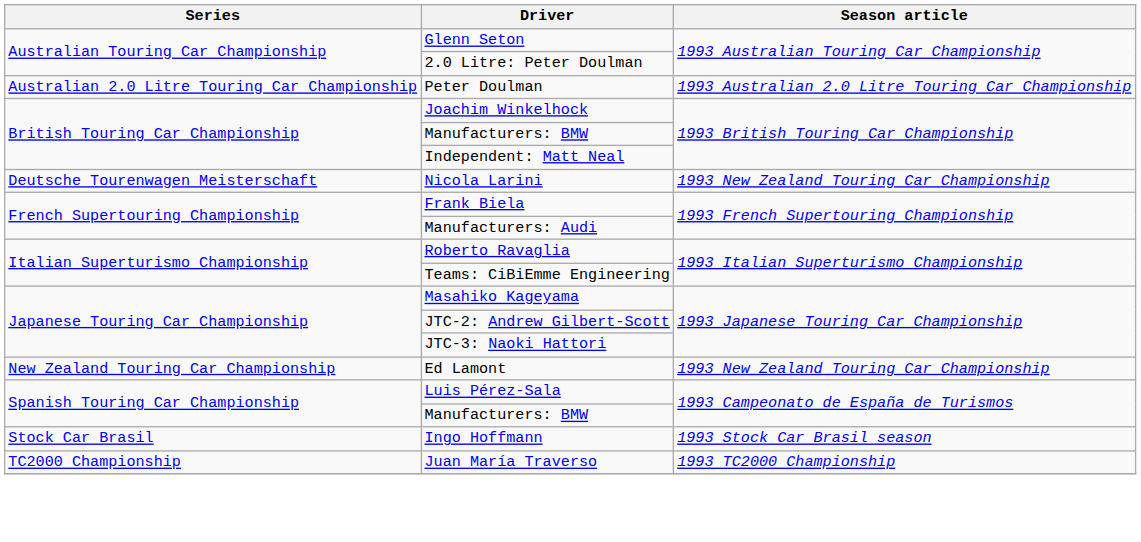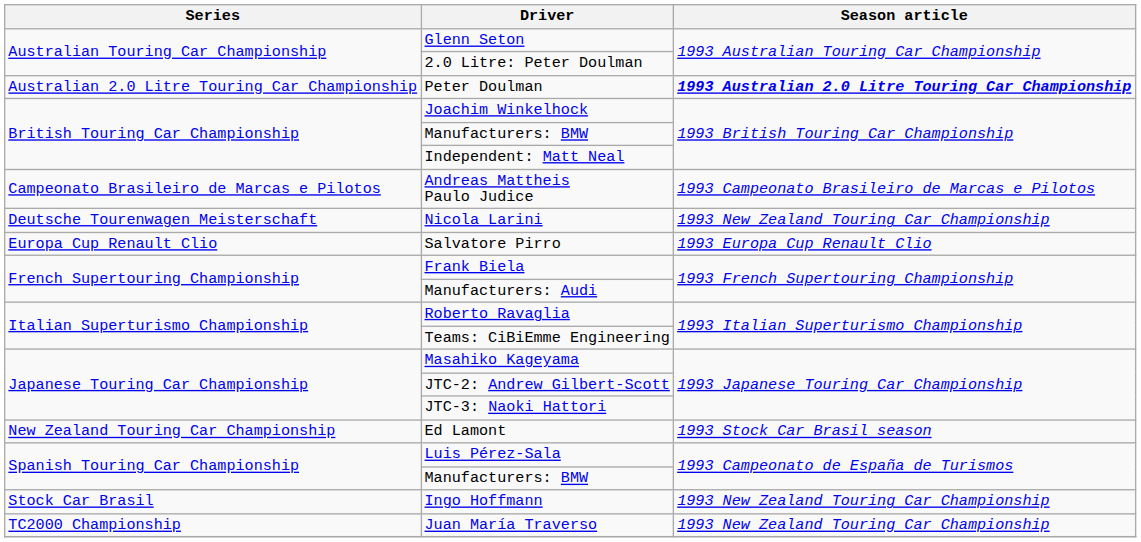(904, 87) normal -> (904, 87) bold
+ row: (195, 189)
+ row: (113, 244)
(863, 368) 1993 New Zealand Touring Car Championship -> (804, 431) 1993 Stock Car Brasil season
(804, 439) 1993 Stock Car Brasil season -> (863, 502) 1993 New Zealand Touring Car Championship
(786, 462) 1993 TC2000 Championship -> (863, 525) 1993 New Zealand Touring Car Championship
